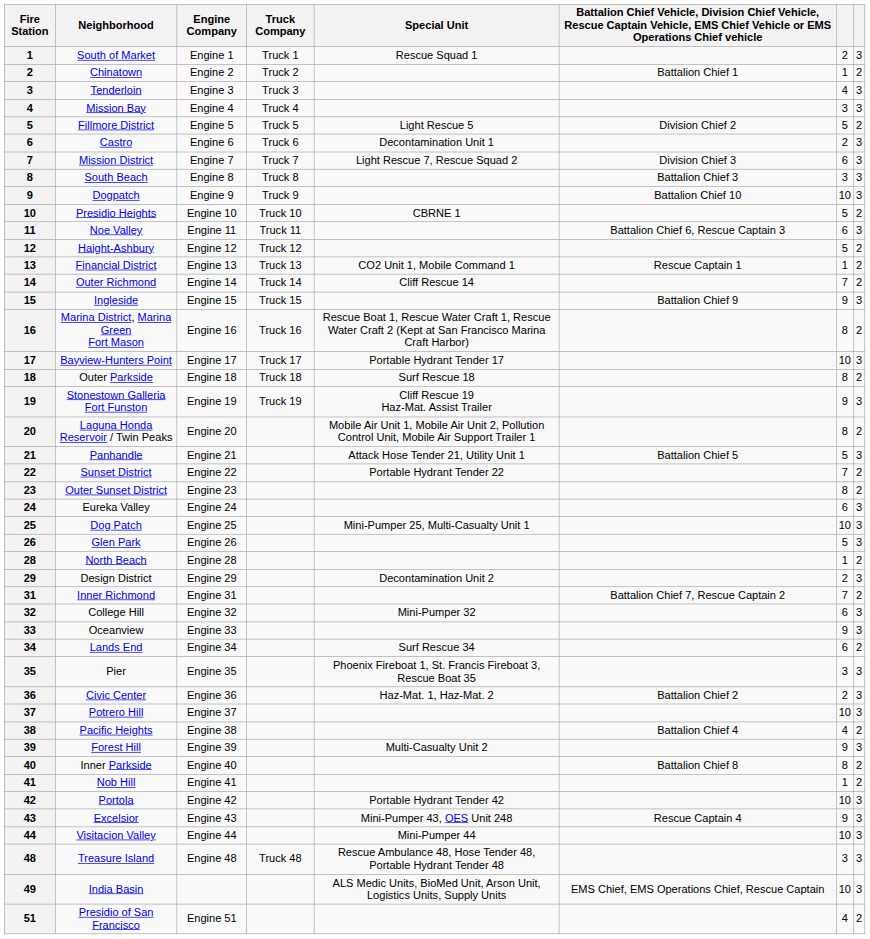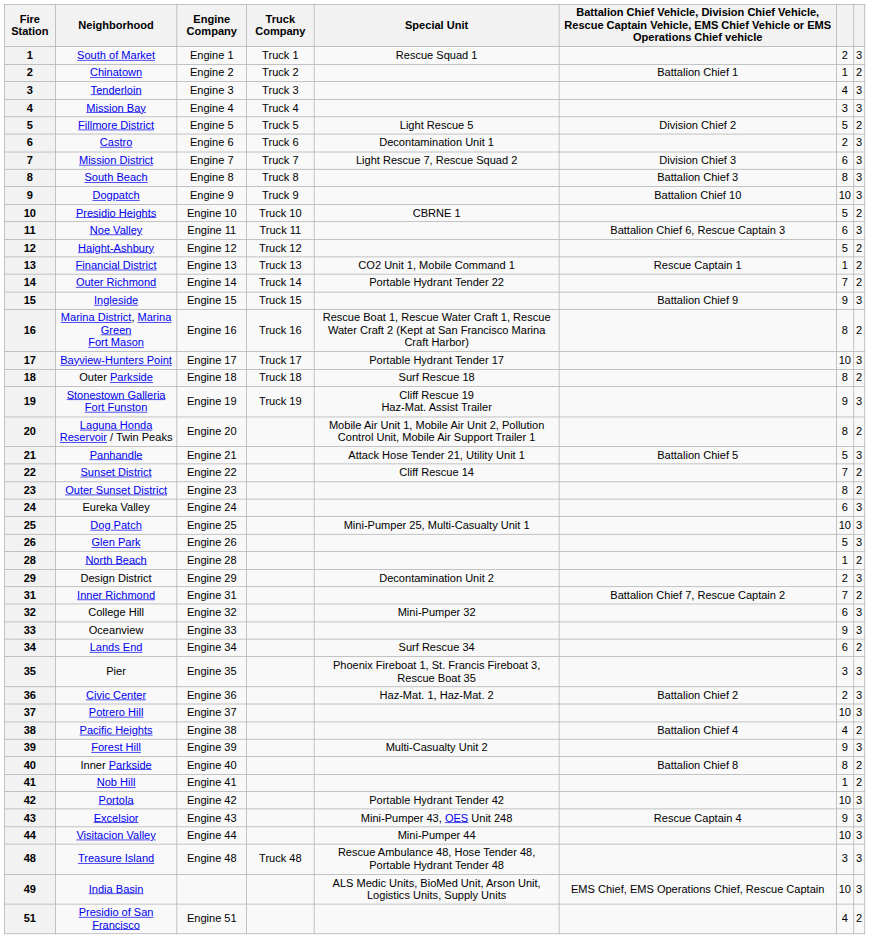(845, 178) 3 -> (845, 178) 8
(437, 283) Cliff Rescue 14 -> (437, 283) Portable Hydrant Tender 22
(437, 472) Portable Hydrant Tender 22 -> (437, 472) Cliff Rescue 14
